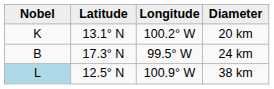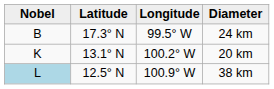rows swapped: (236, 53) <-> (236, 34)
